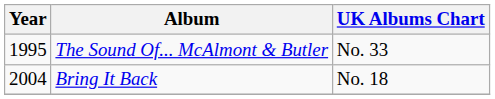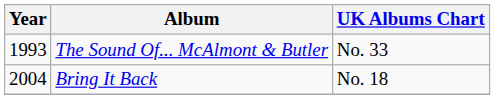(28, 49) 1995 -> (28, 49) 1993
